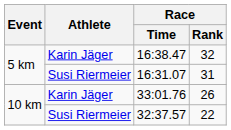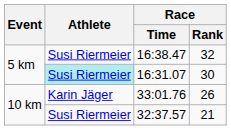(80, 55) Karin Jäger -> (89, 55) Susi Riermeier
(89, 75) no background -> (89, 75) paleturquoise background
(208, 75) 31 -> (208, 75) 30
(208, 115) 22 -> (208, 115) 21
